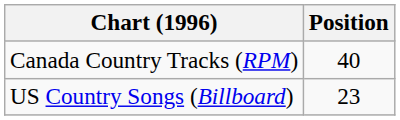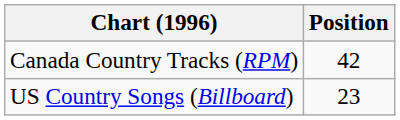(349, 59) 40 -> (349, 59) 42
